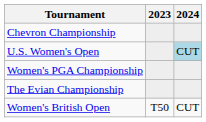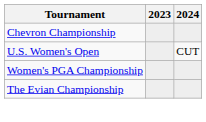(188, 51) lightblue background -> (188, 51) no background
- row: (59, 108)
